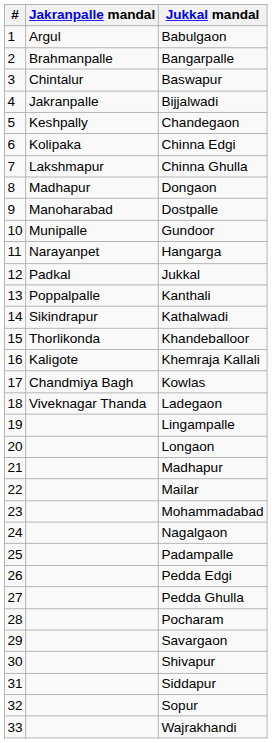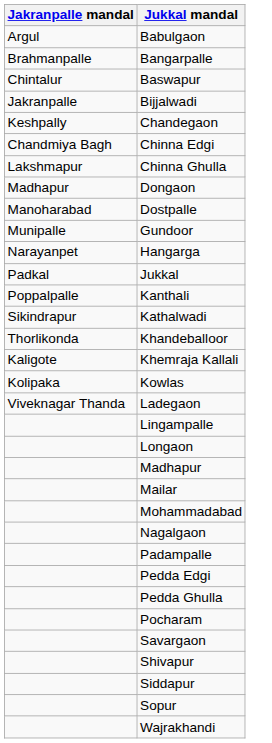- column: (15, 15)
(55, 144) Kolipaka -> (60, 144) Chandmiya Bagh
(81, 381) Chandmiya Bagh -> (34, 381) Kolipaka
